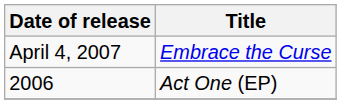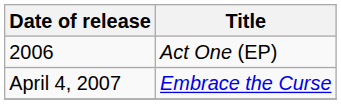rows swapped: (65, 52) <-> (31, 84)
